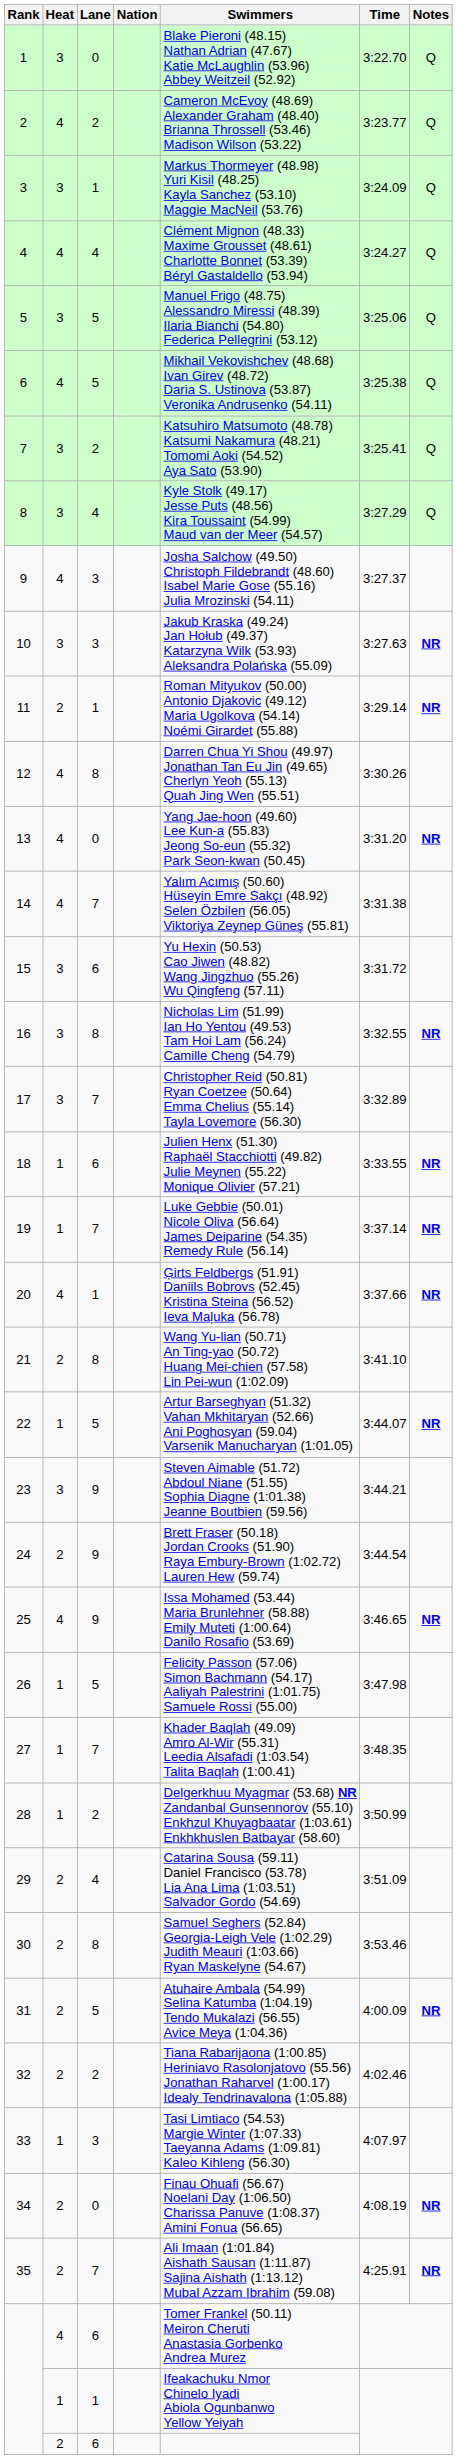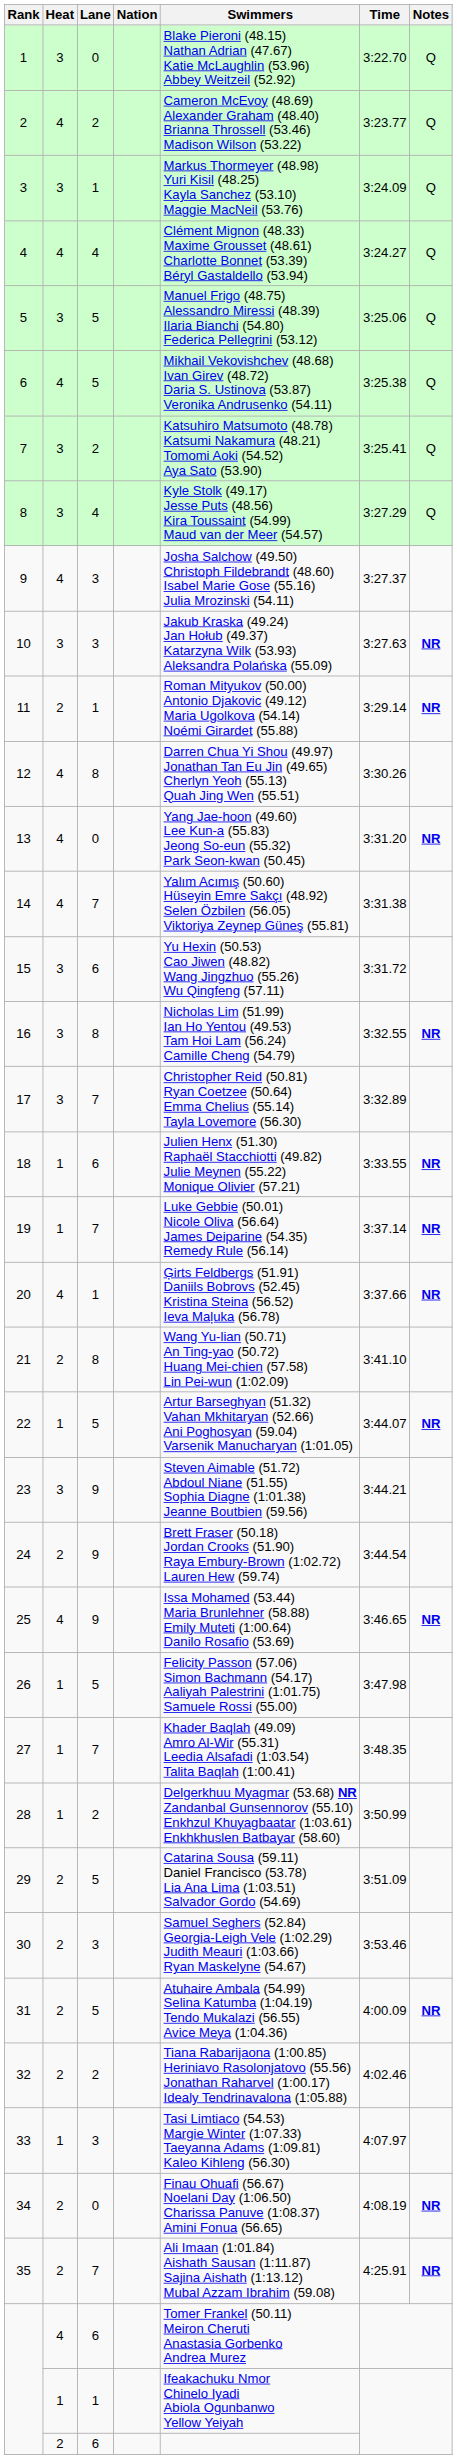(95, 1880) 4 -> (95, 1880) 5
(95, 1945) 8 -> (95, 1945) 3
